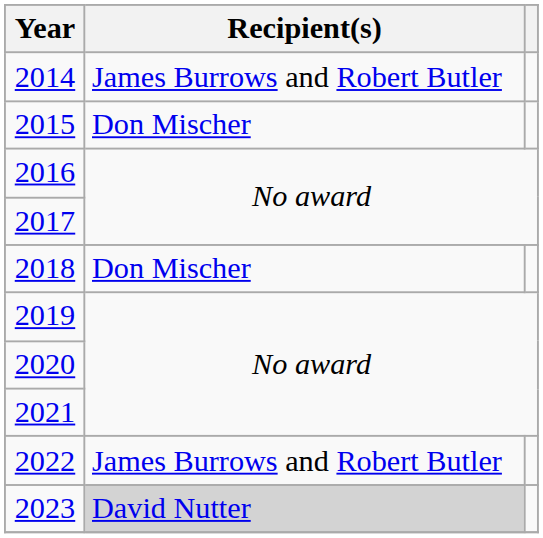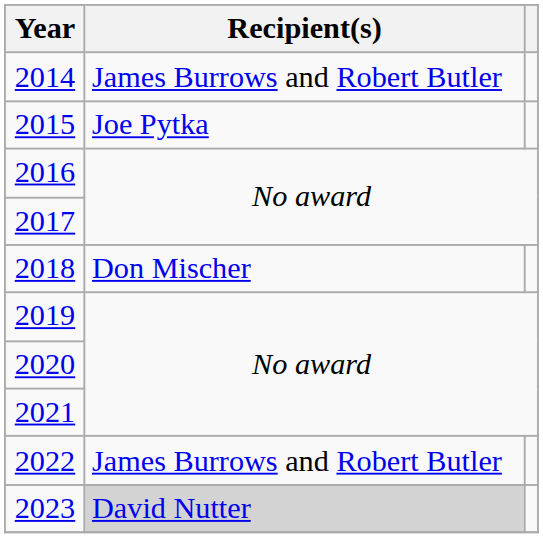(171, 124) Don Mischer -> (150, 124) Joe Pytka
